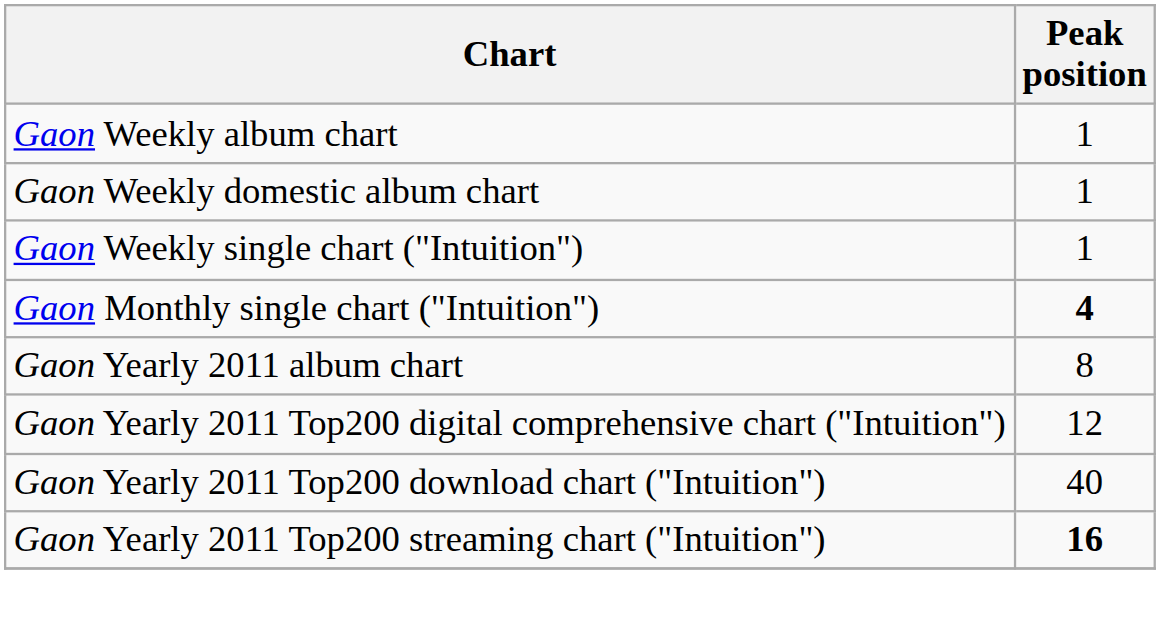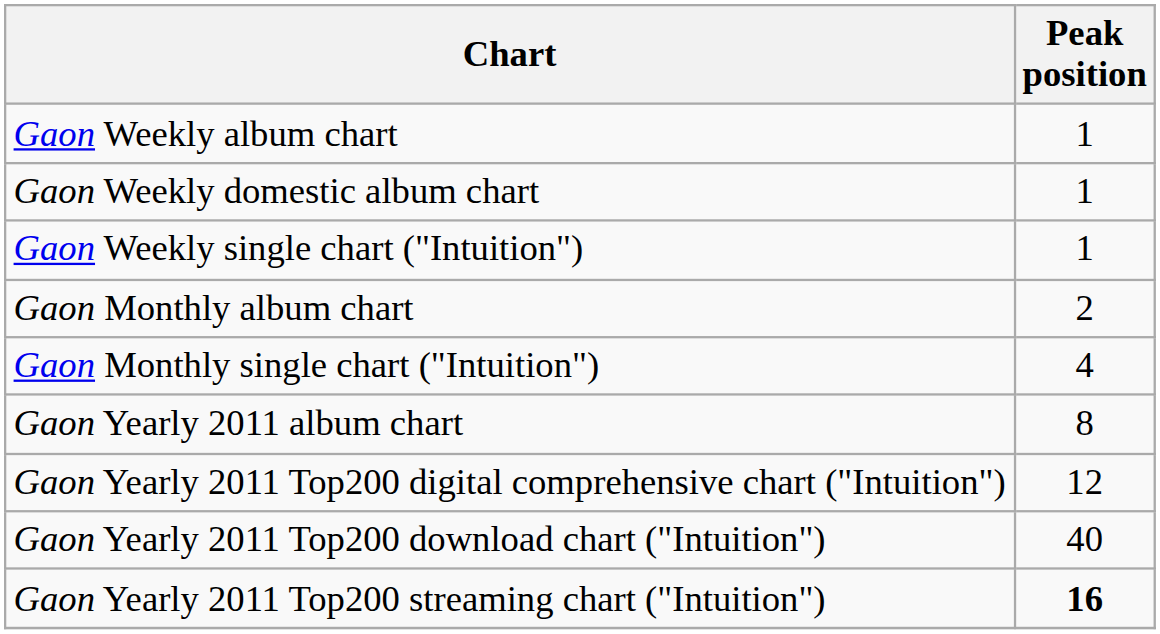+ row: (214, 307)
(1085, 307) bold -> (1085, 365) normal
